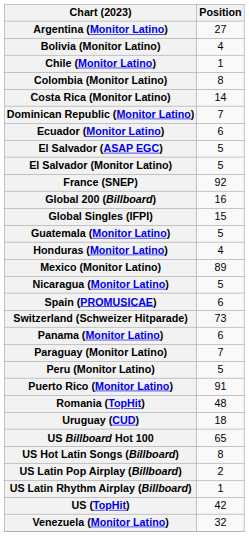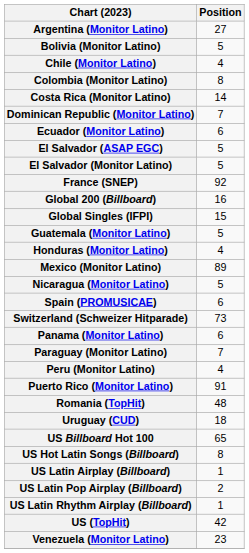(220, 47) 4 -> (220, 47) 5
(220, 64) 1 -> (220, 64) 4
(220, 370) 5 -> (220, 370) 4
+ row: (101, 472)
(220, 523) 32 -> (220, 540) 23
